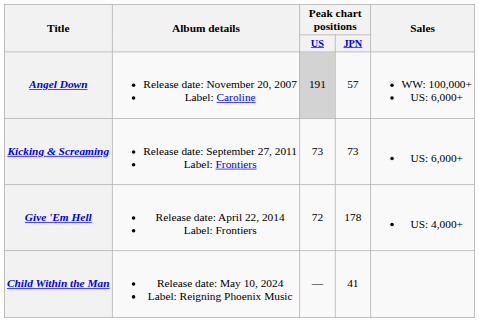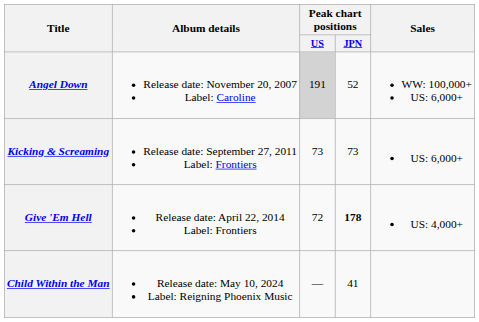(353, 85) 57 -> (353, 85) 52
(353, 217) normal -> (353, 217) bold
